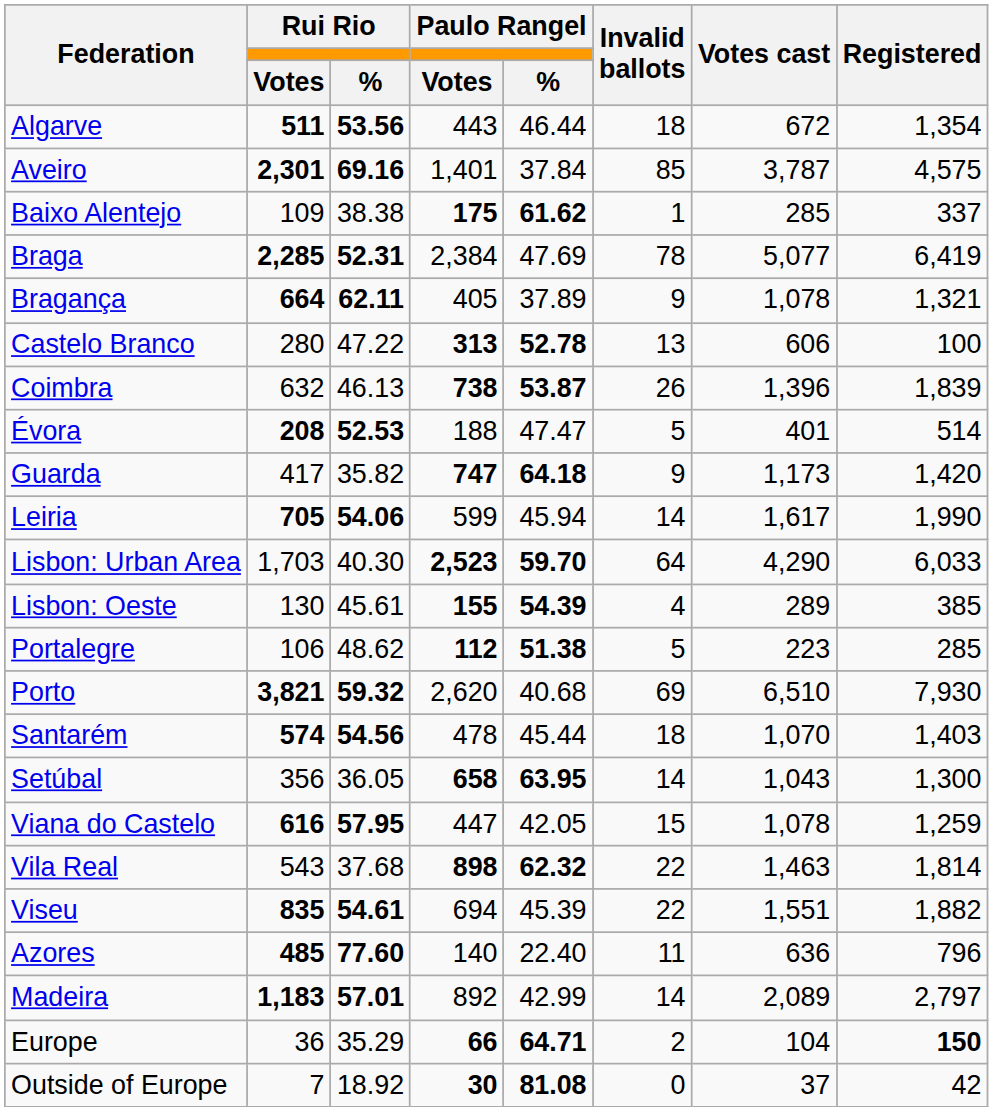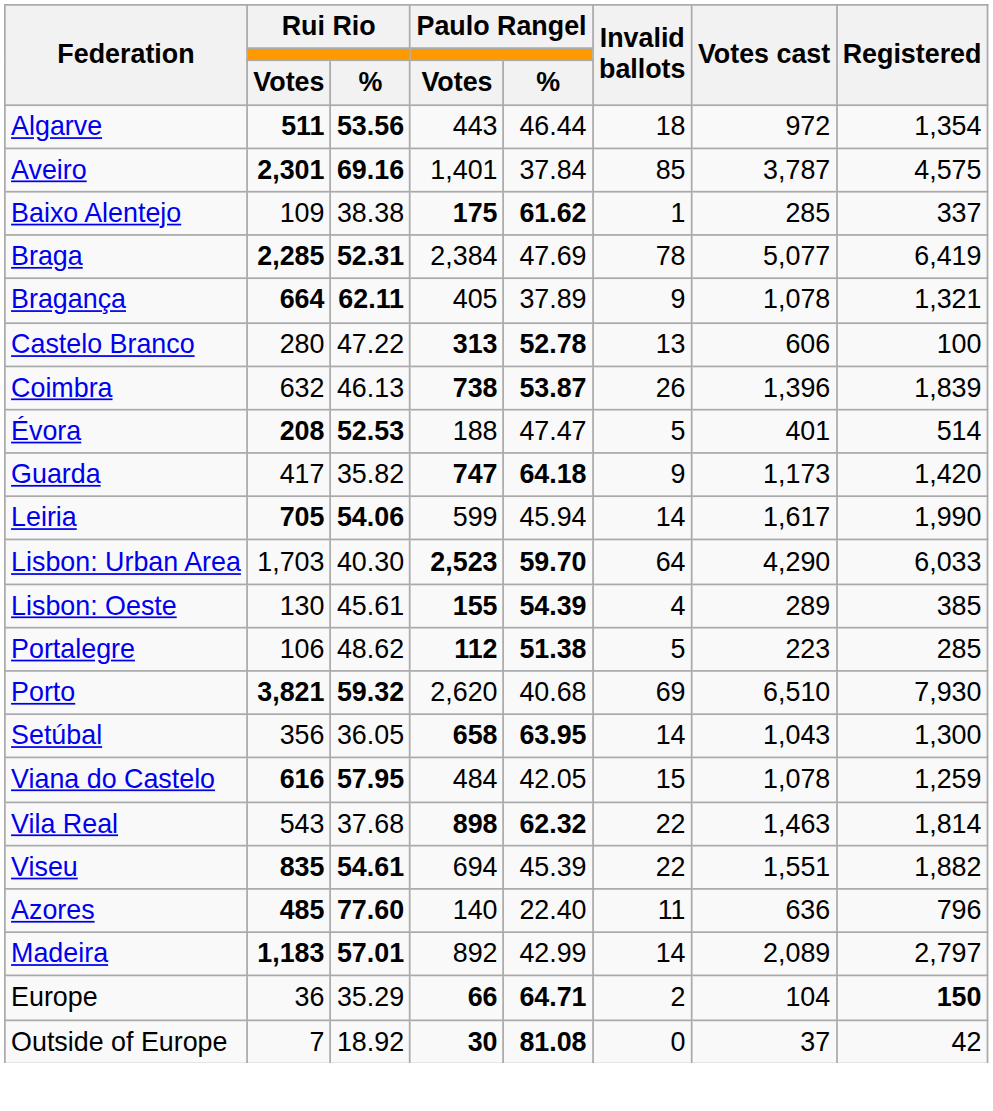(808, 125) 672 -> (808, 125) 972
- row: (69, 735)
(475, 822) 447 -> (475, 779) 484
